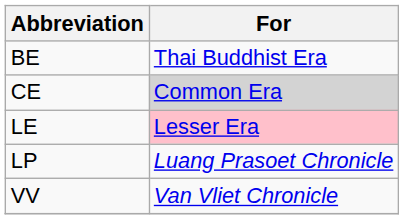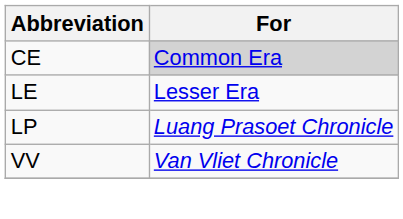- row: (25, 57)
(206, 126) pink background -> (206, 92) no background
